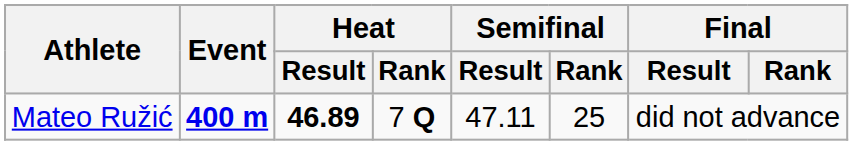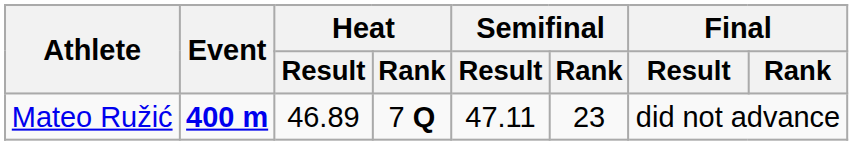(323, 117) bold -> (323, 117) normal
(589, 117) 25 -> (589, 117) 23
